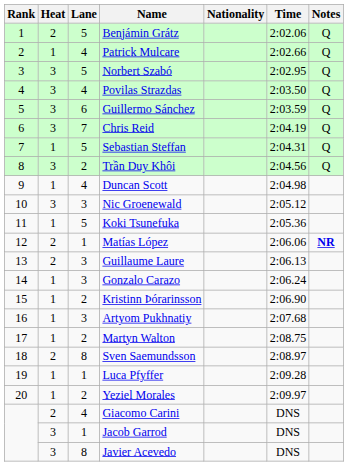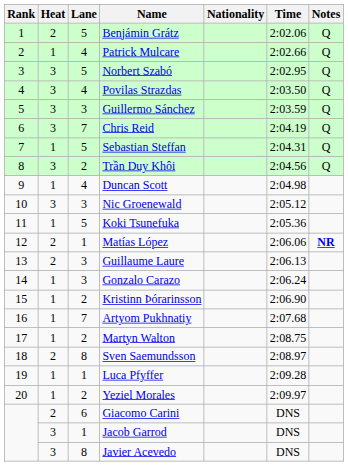(84, 109) 6 -> (84, 109) 3
(84, 318) 3 -> (84, 318) 7
(84, 413) 4 -> (84, 413) 6
